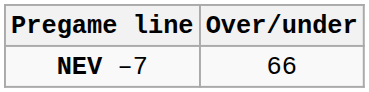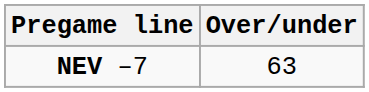(282, 67) 66 -> (282, 67) 63
